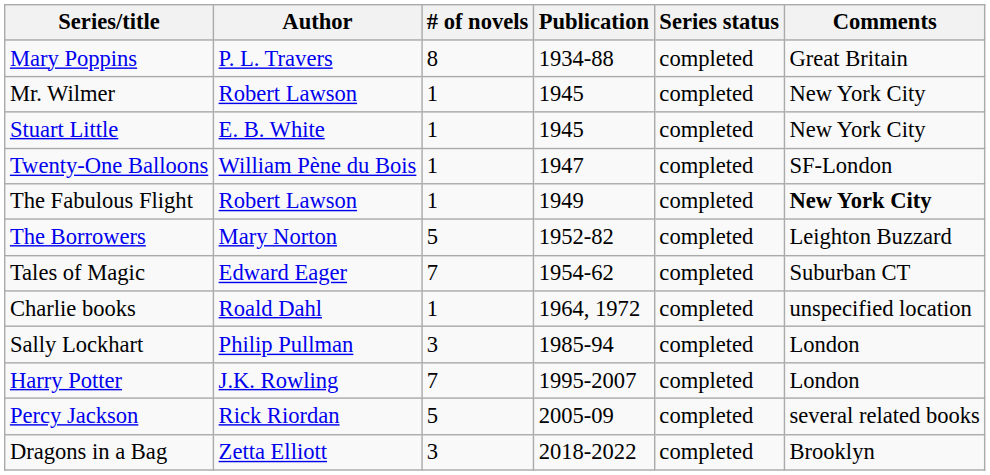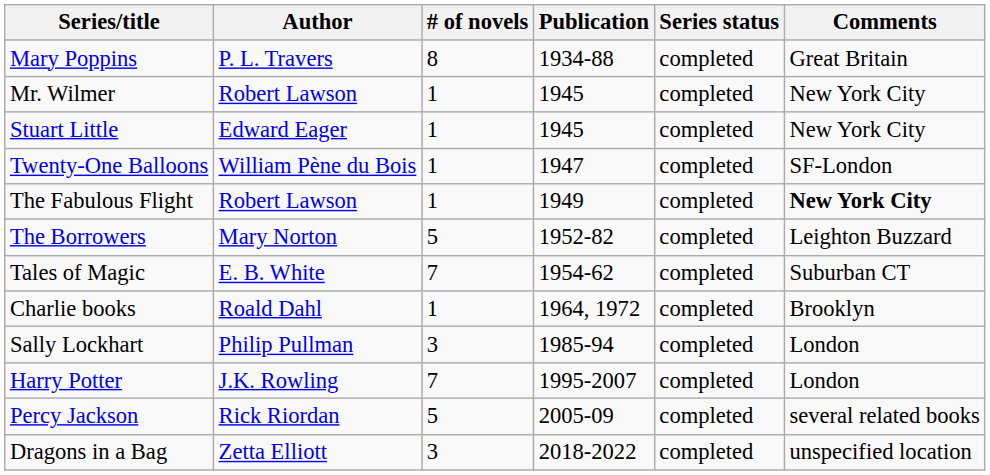(272, 129) E. B. White -> (283, 129) Edward Eager
(283, 272) Edward Eager -> (272, 272) E. B. White
(881, 308) unspecified location -> (832, 308) Brooklyn
(832, 451) Brooklyn -> (881, 451) unspecified location
